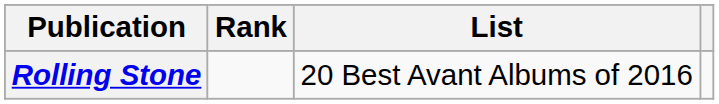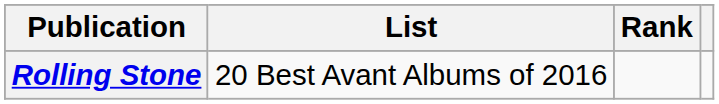columns swapped: (497, 27) <-> (251, 27)
